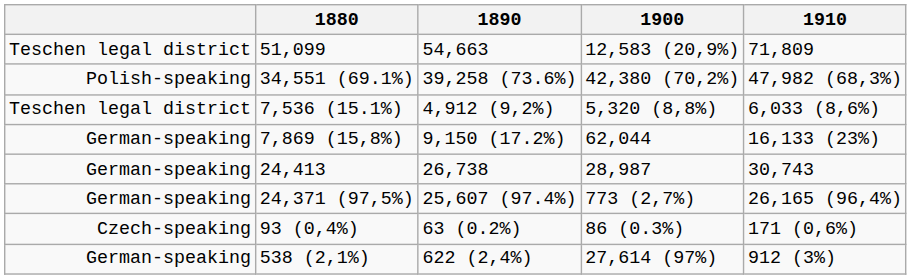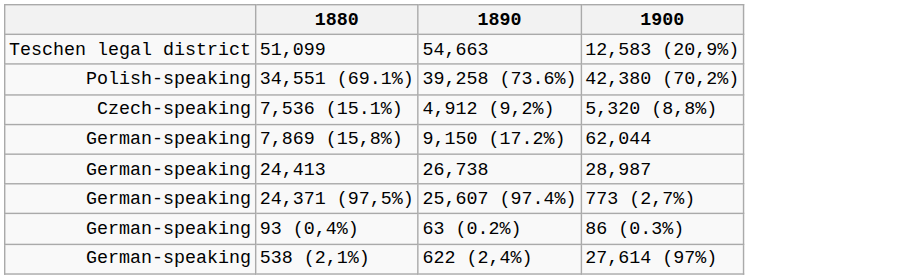- column: (825, 20)
(130, 109) Teschen legal district -> (174, 109) Czech-speaking
(174, 229) Czech-speaking -> (169, 229) German-speaking
